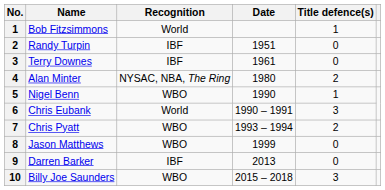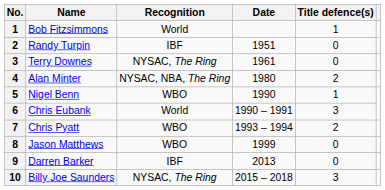(175, 62) IBF -> (175, 62) NYSAC, The Ring
(175, 177) WBO -> (175, 177) NYSAC, The Ring
